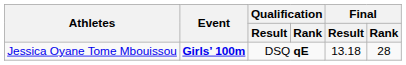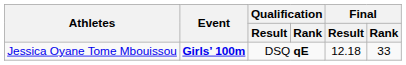(346, 51) 13.18 -> (346, 51) 12.18
(384, 51) 28 -> (384, 51) 33
